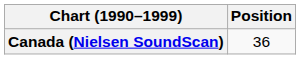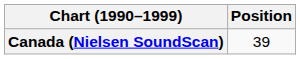(261, 41) 36 -> (261, 41) 39
